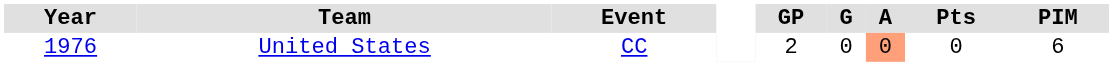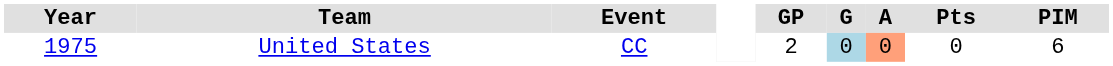(71, 47) 1976 -> (71, 47) 1975
(846, 47) no background -> (846, 47) lightblue background
